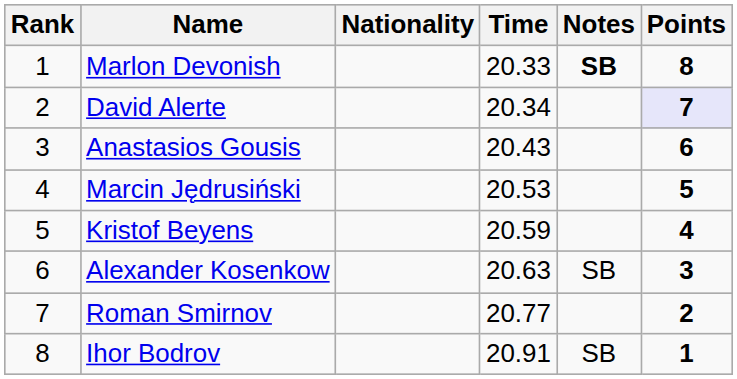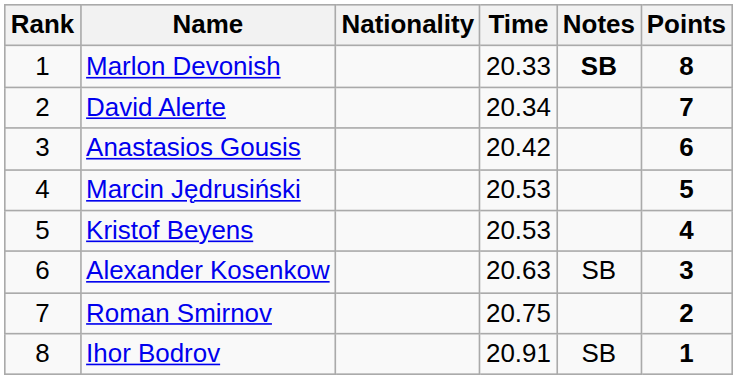(686, 107) lavender background -> (686, 107) no background
(518, 148) 20.43 -> (518, 148) 20.42
(518, 230) 20.59 -> (518, 230) 20.53
(518, 312) 20.77 -> (518, 312) 20.75
